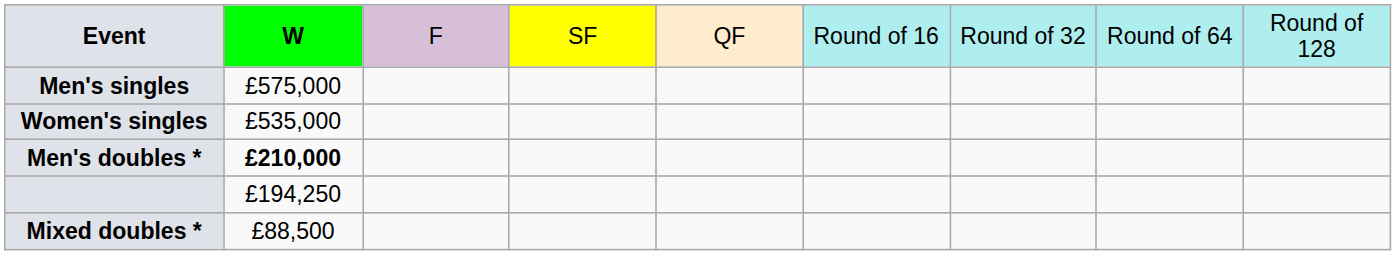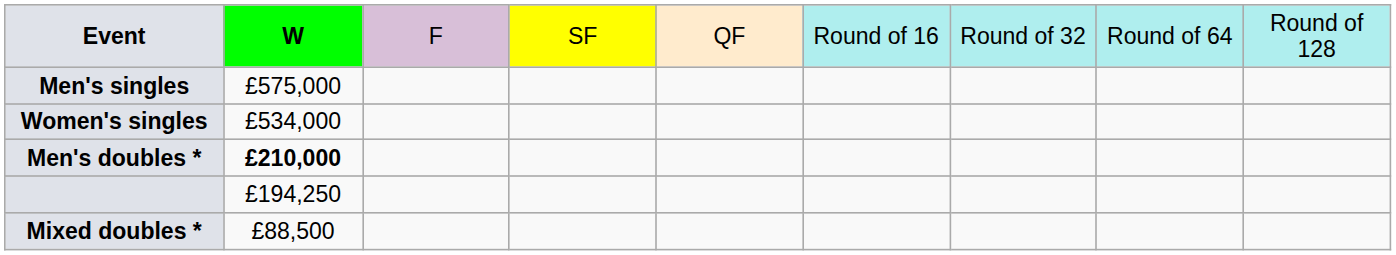(293, 122) £535,000 -> (293, 122) £534,000
